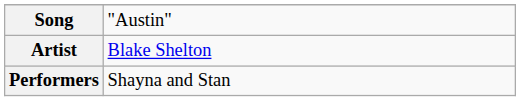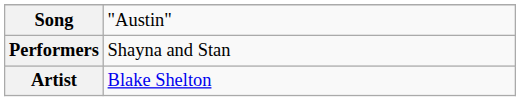rows swapped: (54, 50) <-> (54, 80)
